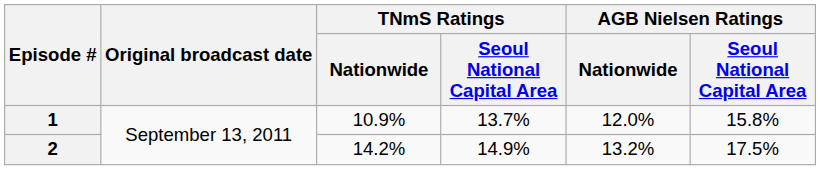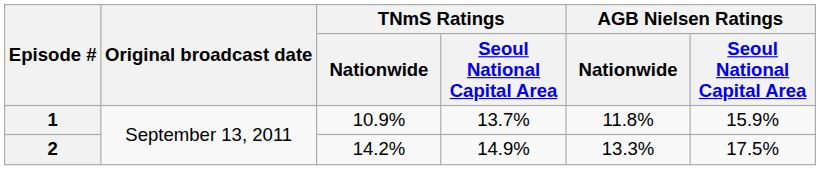(628, 119) 12.0% -> (628, 119) 11.8%
(753, 119) 15.8% -> (753, 119) 15.9%
(628, 149) 13.2% -> (628, 149) 13.3%
